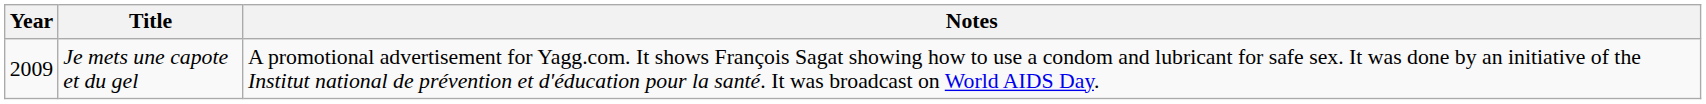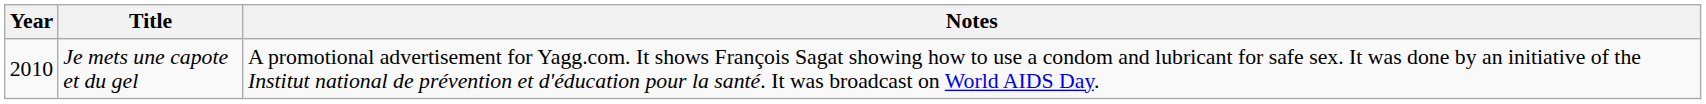(31, 68) 2009 -> (31, 68) 2010
